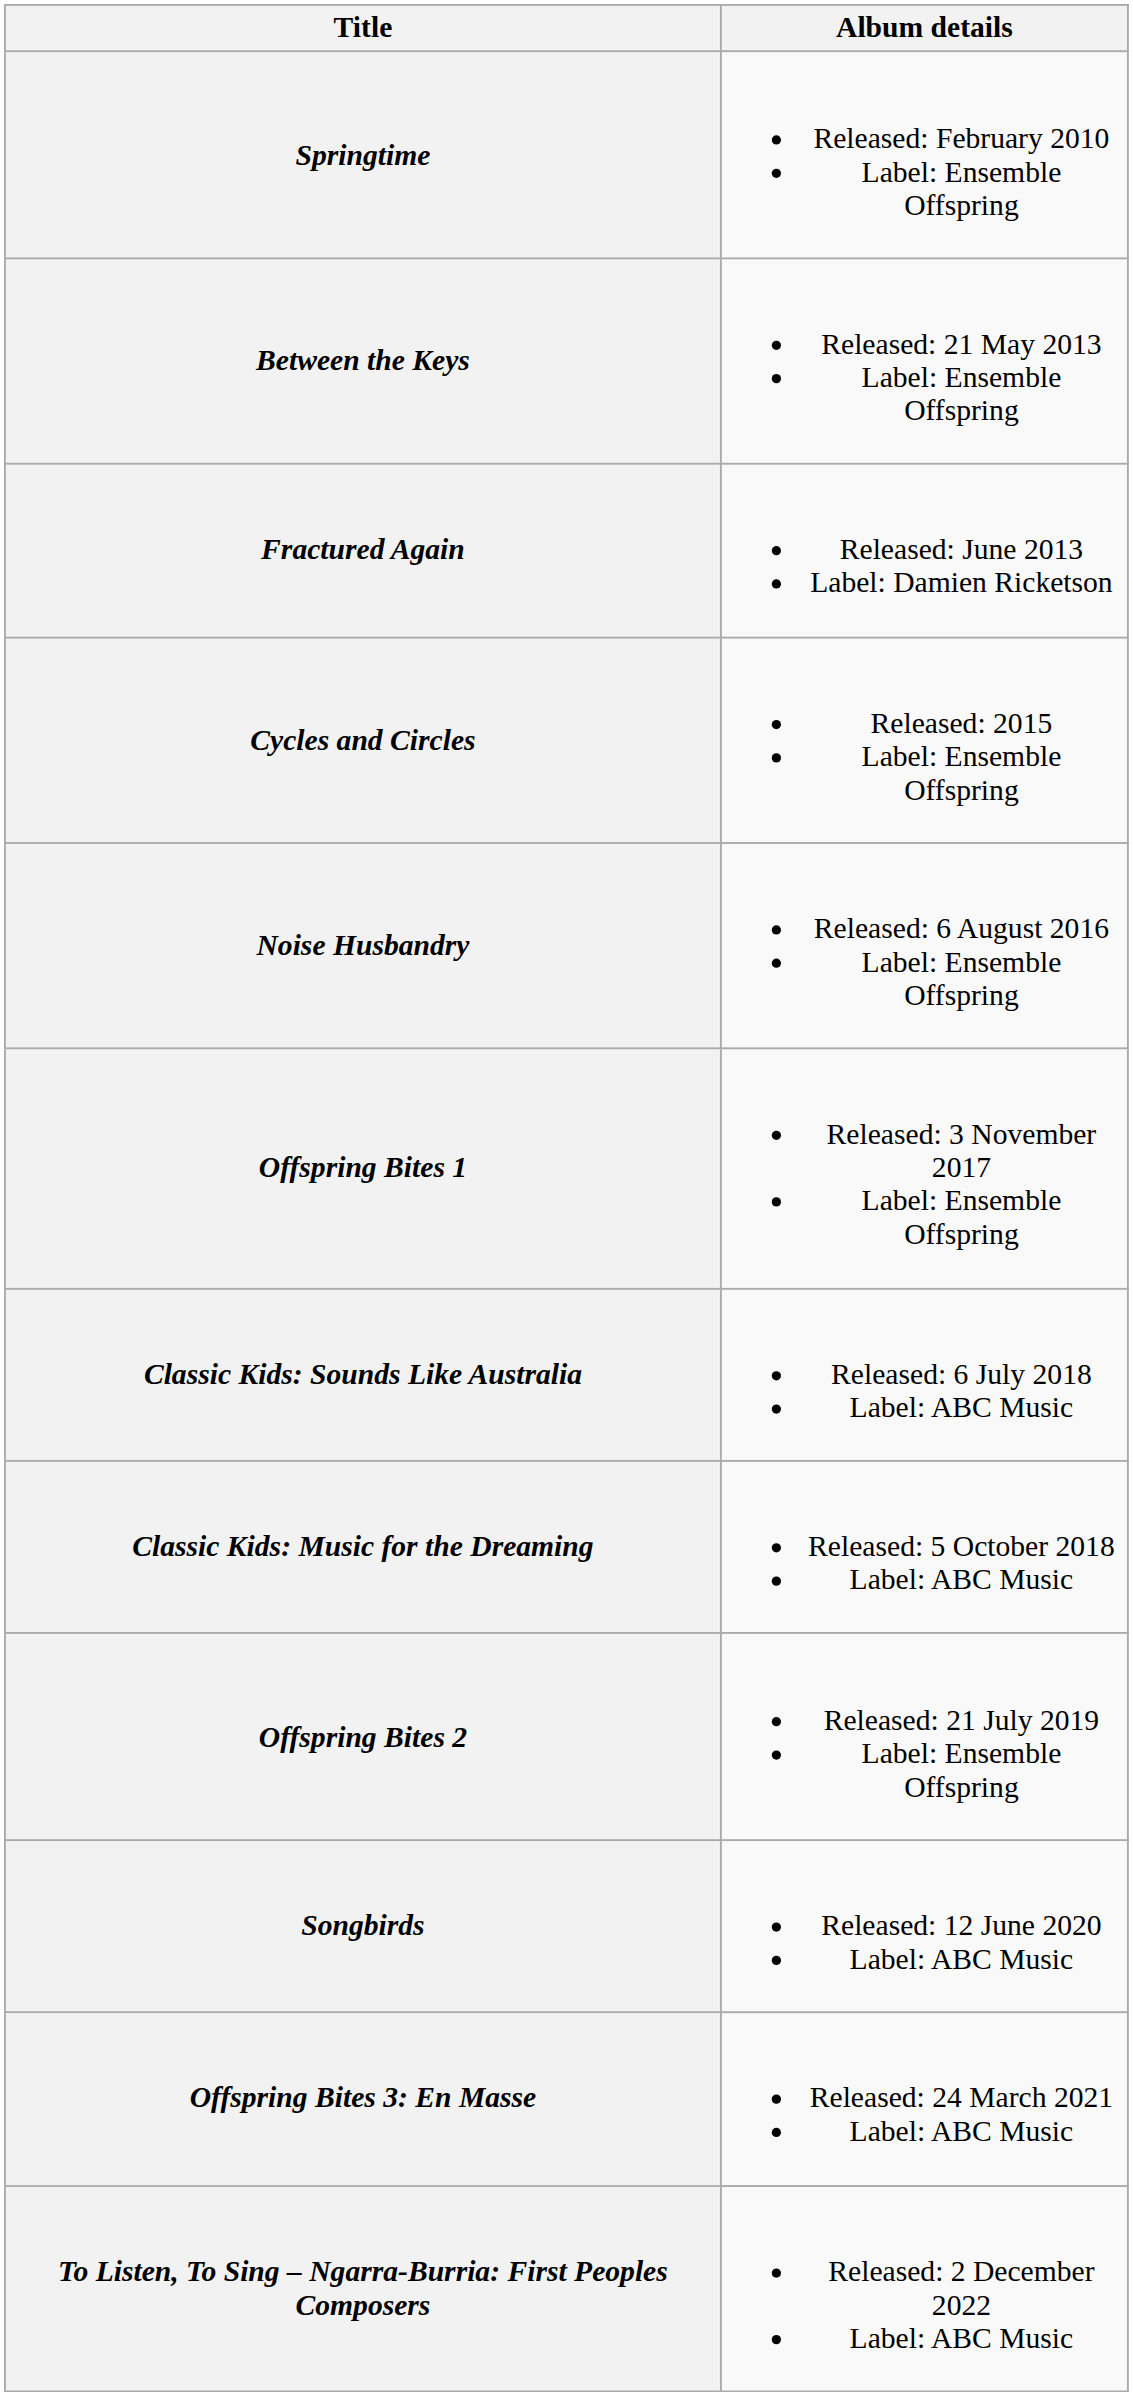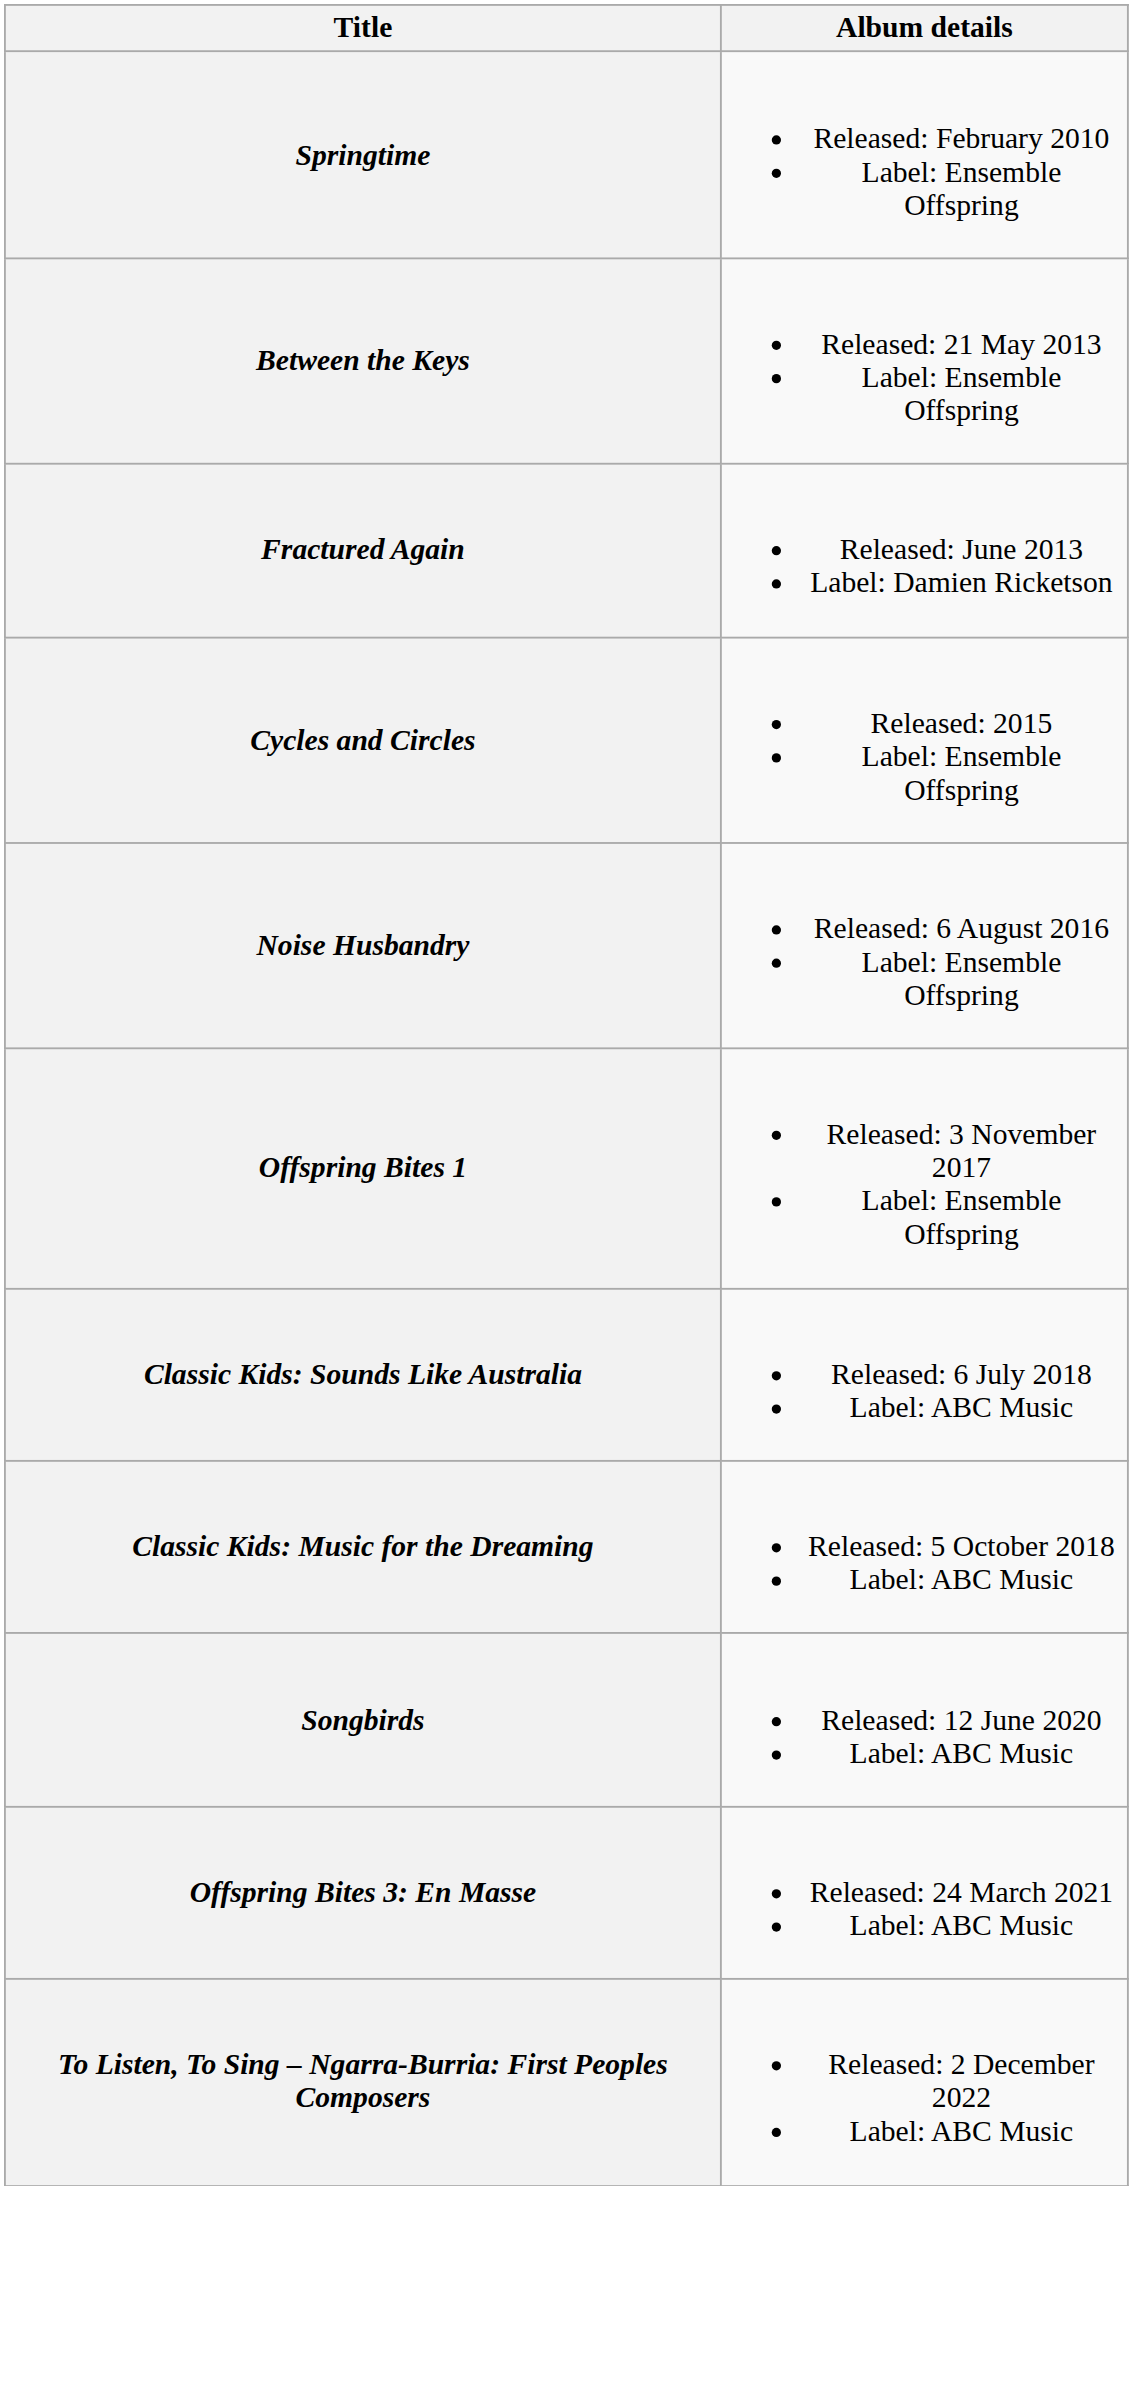- row: (363, 1736)
